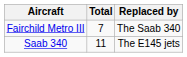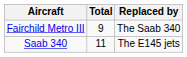(101, 28) 7 -> (101, 28) 9
